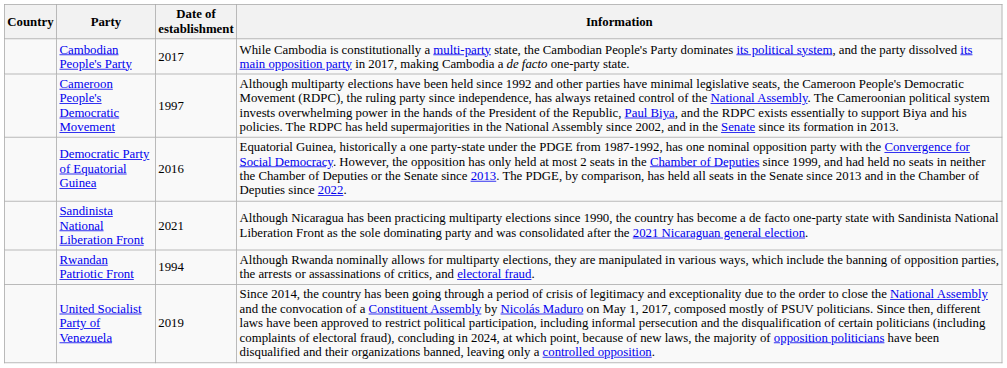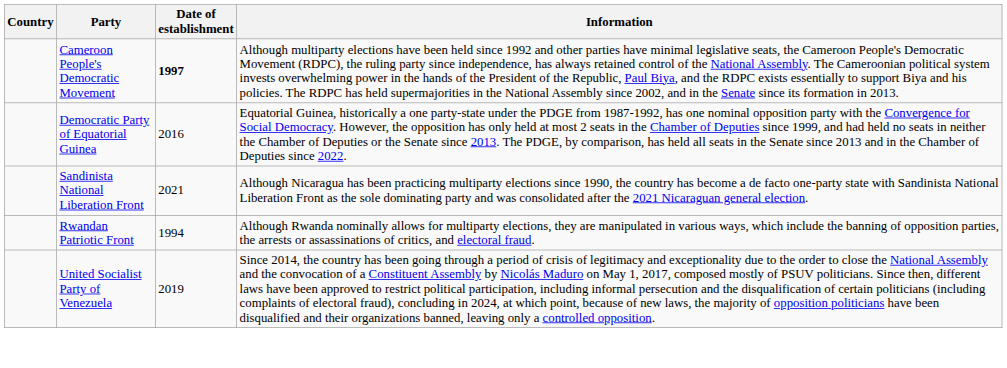- row: (96, 56)
(171, 105) normal -> (171, 70) bold
